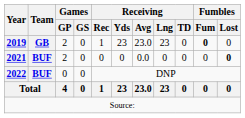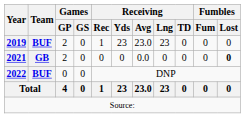(42, 43) GB -> (42, 43) BUF
(205, 43) bold -> (205, 43) normal
(42, 58) BUF -> (42, 58) GB
